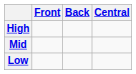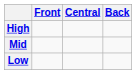columns swapped: (112, 12) <-> (77, 12)
